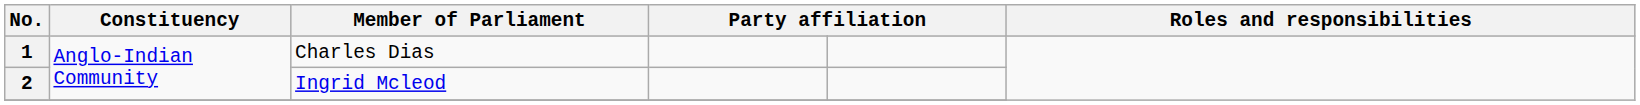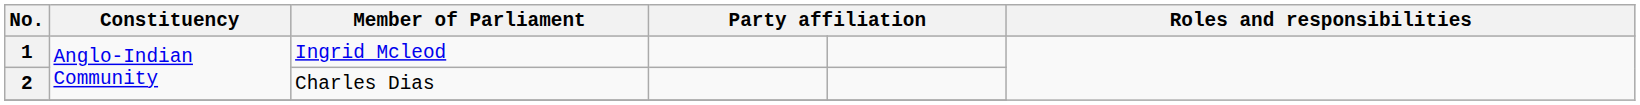(365, 52) Charles Dias -> (371, 52) Ingrid Mcleod
(371, 84) Ingrid Mcleod -> (365, 84) Charles Dias
